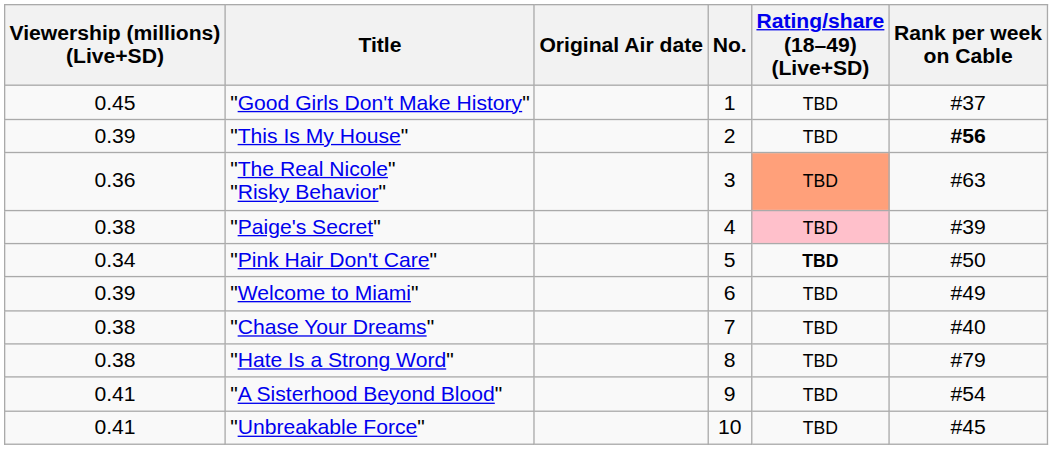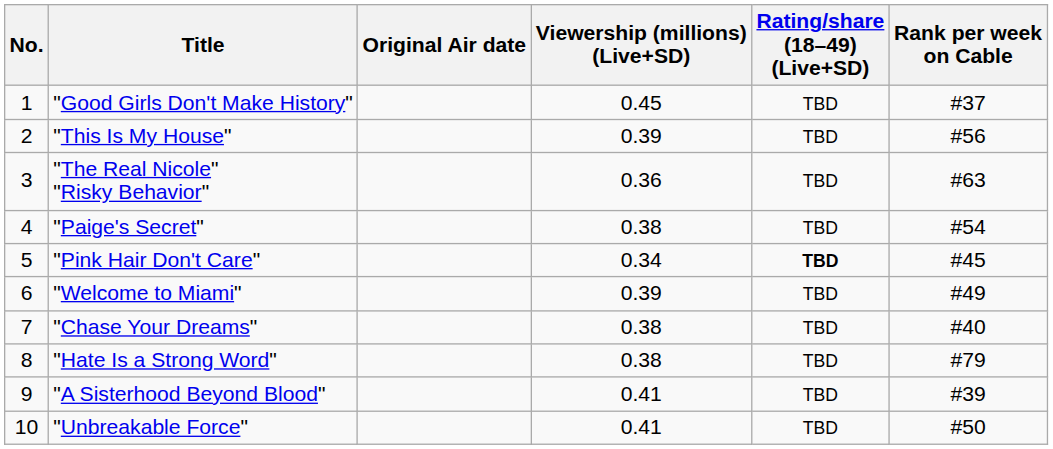columns swapped: (730, 45) <-> (115, 45)
(968, 135) bold -> (968, 135) normal
(820, 182) lightsalmon background -> (820, 182) no background
(820, 227) pink background -> (820, 227) no background
(968, 226) #39 -> (968, 226) #54
(968, 260) #50 -> (968, 260) #45
(968, 393) #54 -> (968, 393) #39
(968, 427) #45 -> (968, 427) #50
